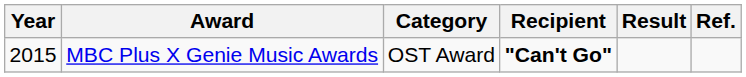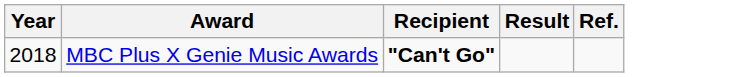- column: (441, 21)
(33, 54) 2015 -> (33, 54) 2018
